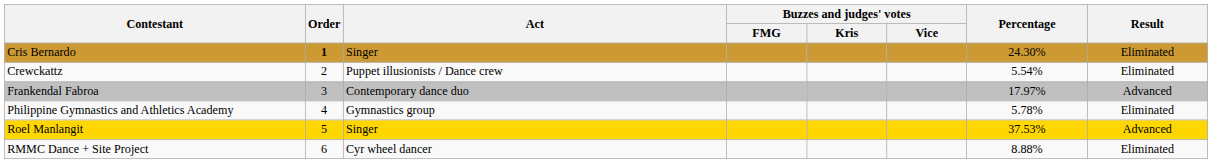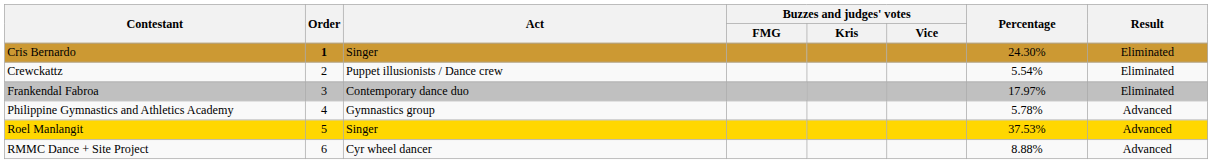(1147, 91) Advanced -> (1147, 91) Eliminated
(1147, 110) Eliminated -> (1147, 110) Advanced
(1147, 149) Eliminated -> (1147, 149) Advanced
